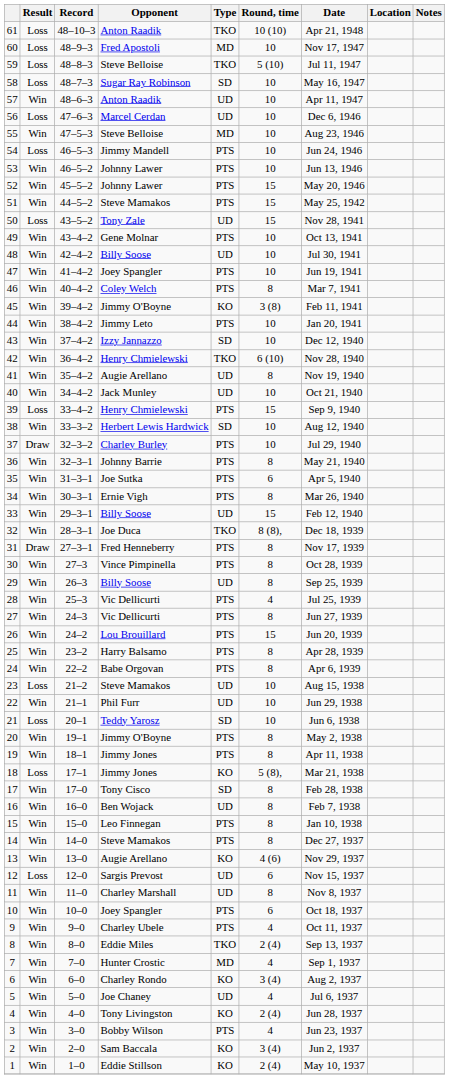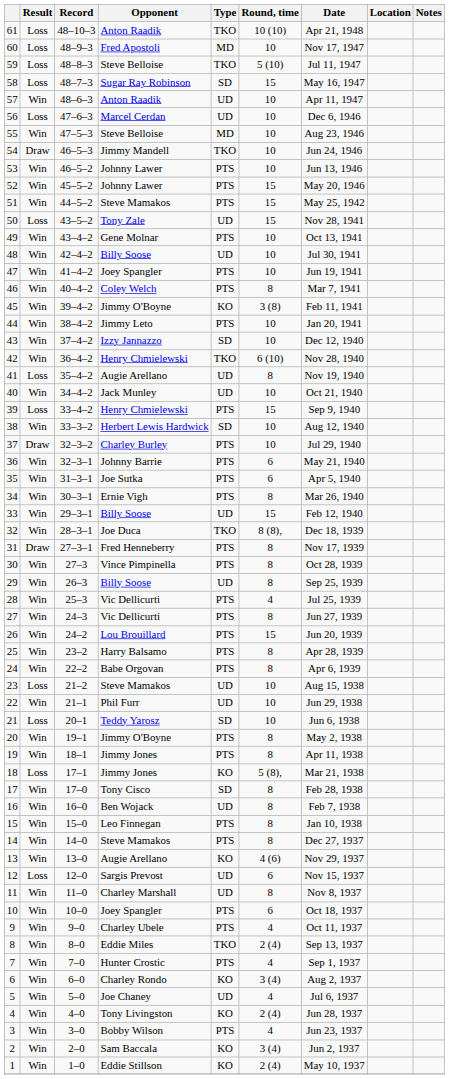(270, 82) 10 -> (270, 82) 15
(38, 151) Loss -> (38, 151) Draw
(225, 151) PTS -> (225, 151) TKO
(38, 375) Win -> (38, 375) Loss
(270, 461) 8 -> (270, 461) 6
(225, 962) MD -> (225, 962) PTS
